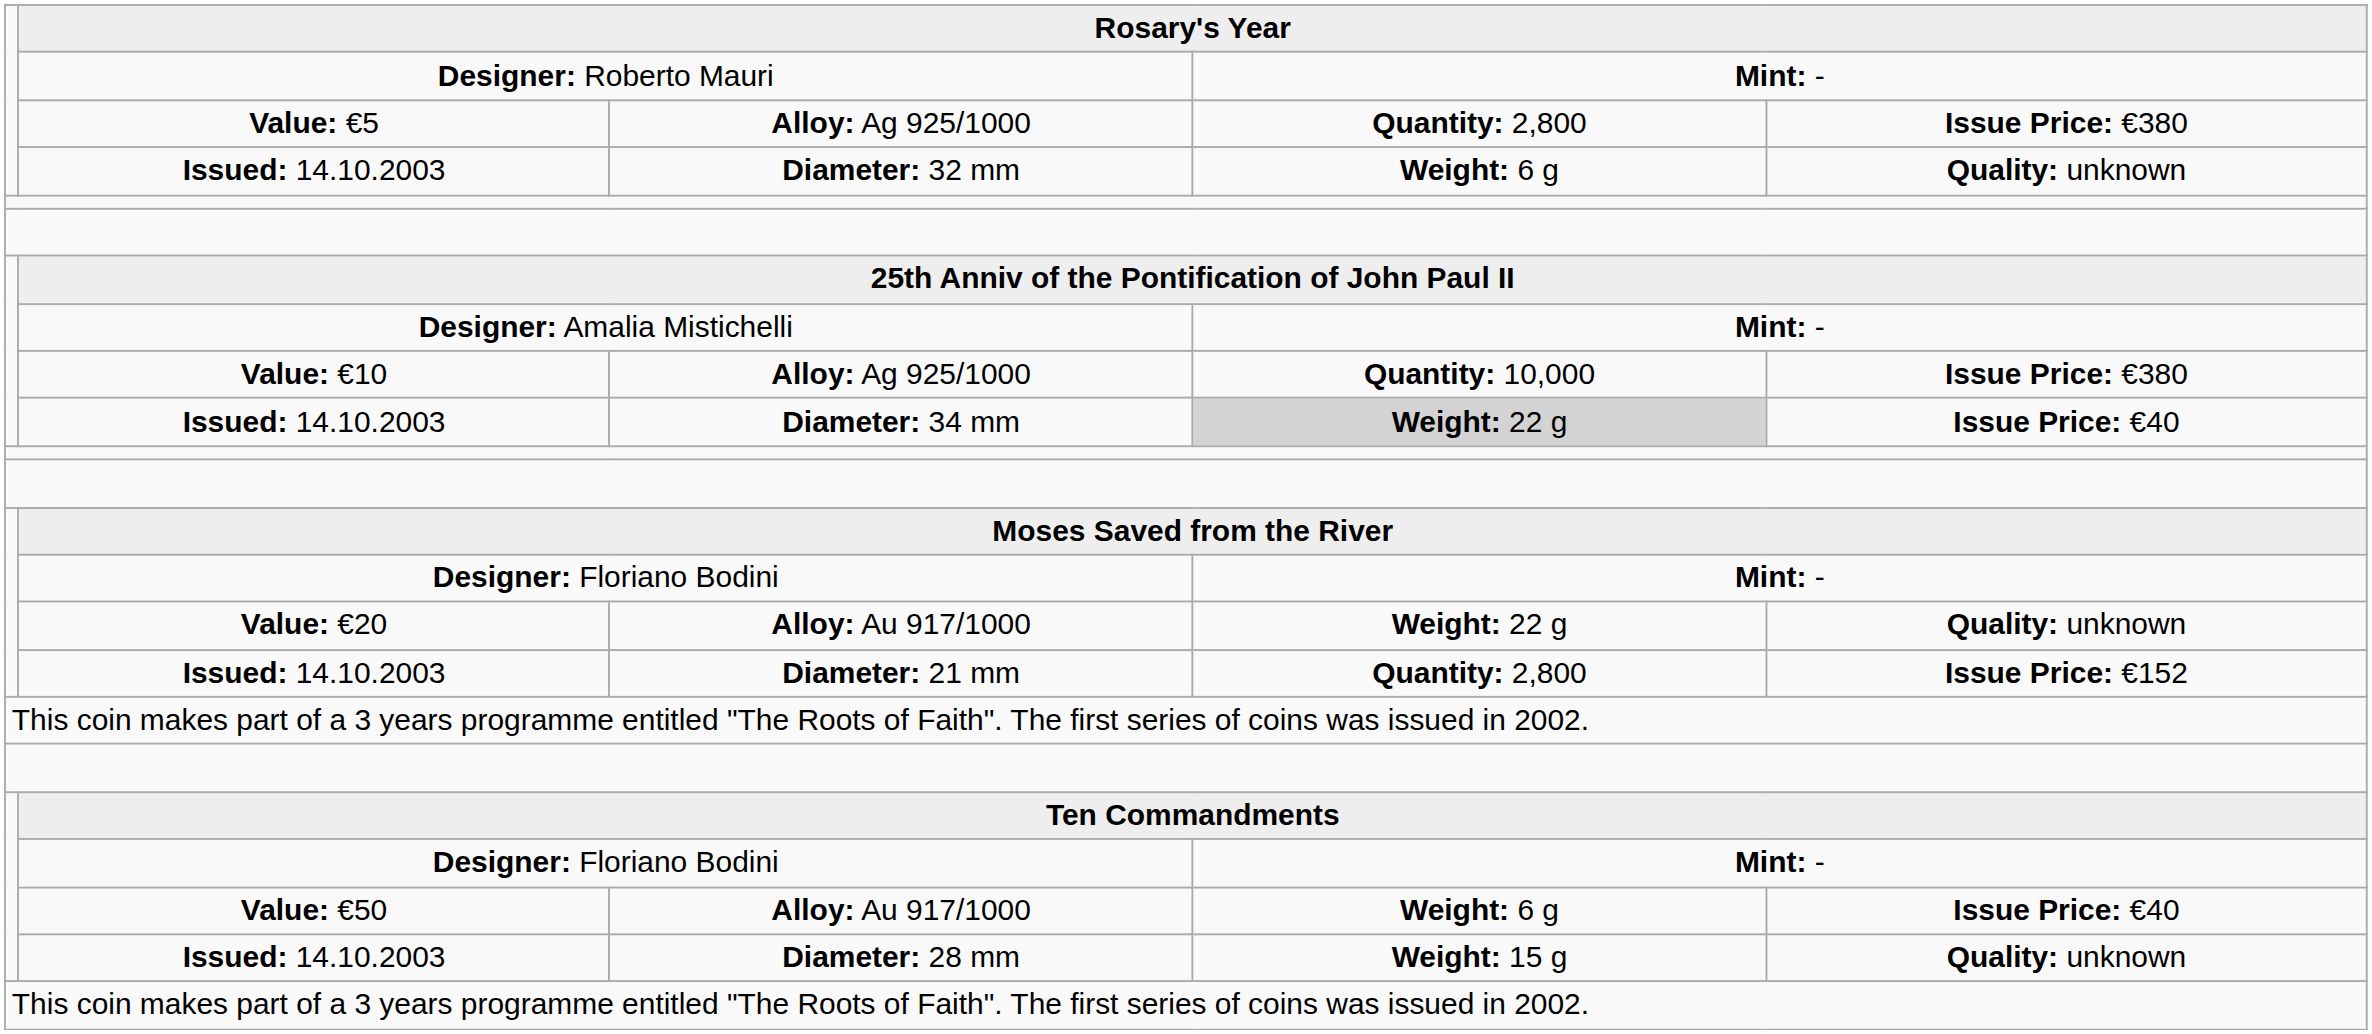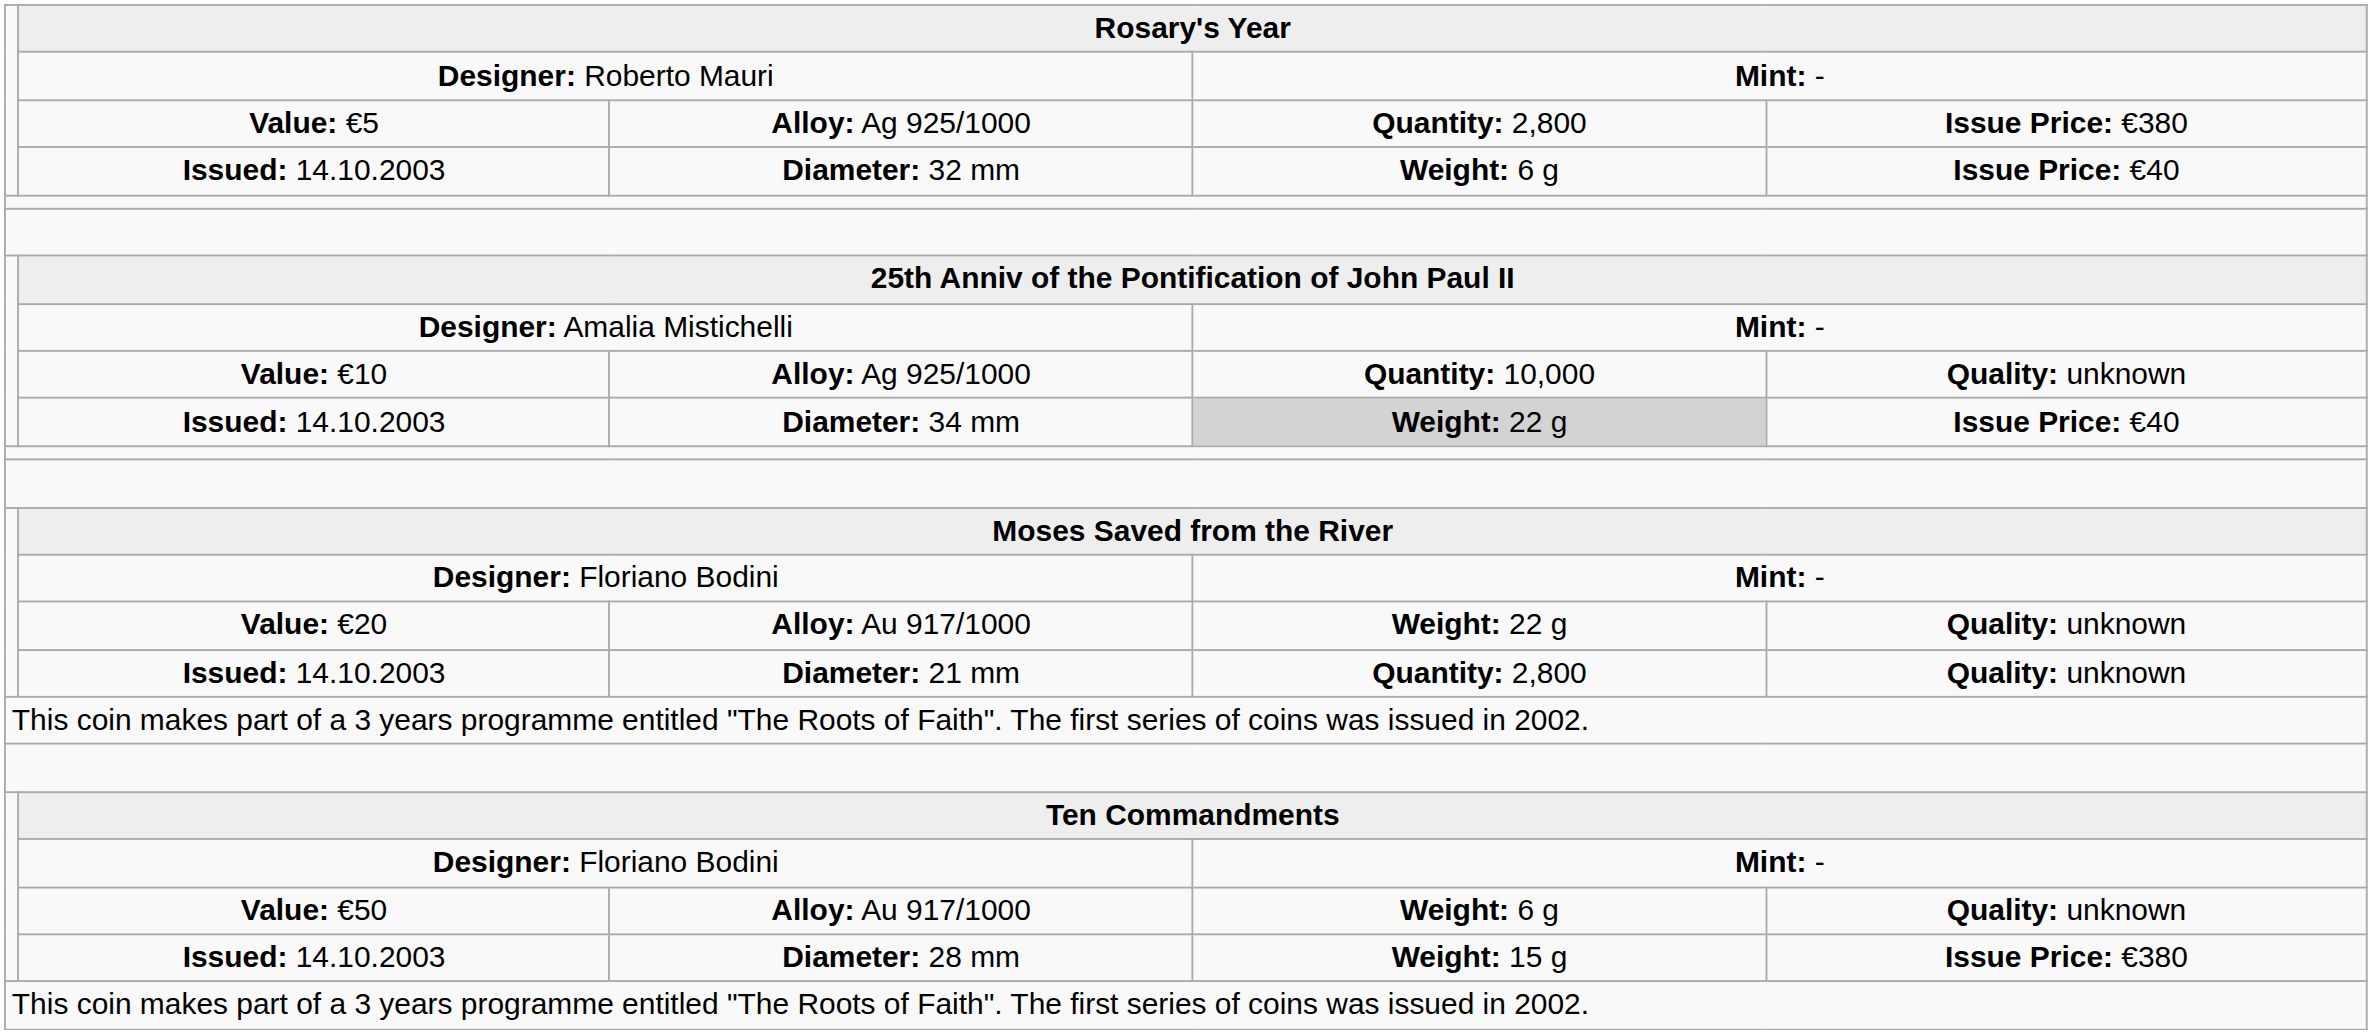(2066, 170) Quality: unknown -> (2066, 170) Issue Price: €40
(2066, 374) Issue Price: €380 -> (2066, 374) Quality: unknown
(2066, 672) Issue Price: €152 -> (2066, 672) Quality: unknown
(2066, 909) Issue Price: €40 -> (2066, 909) Quality: unknown
(2066, 957) Quality: unknown -> (2066, 957) Issue Price: €380
